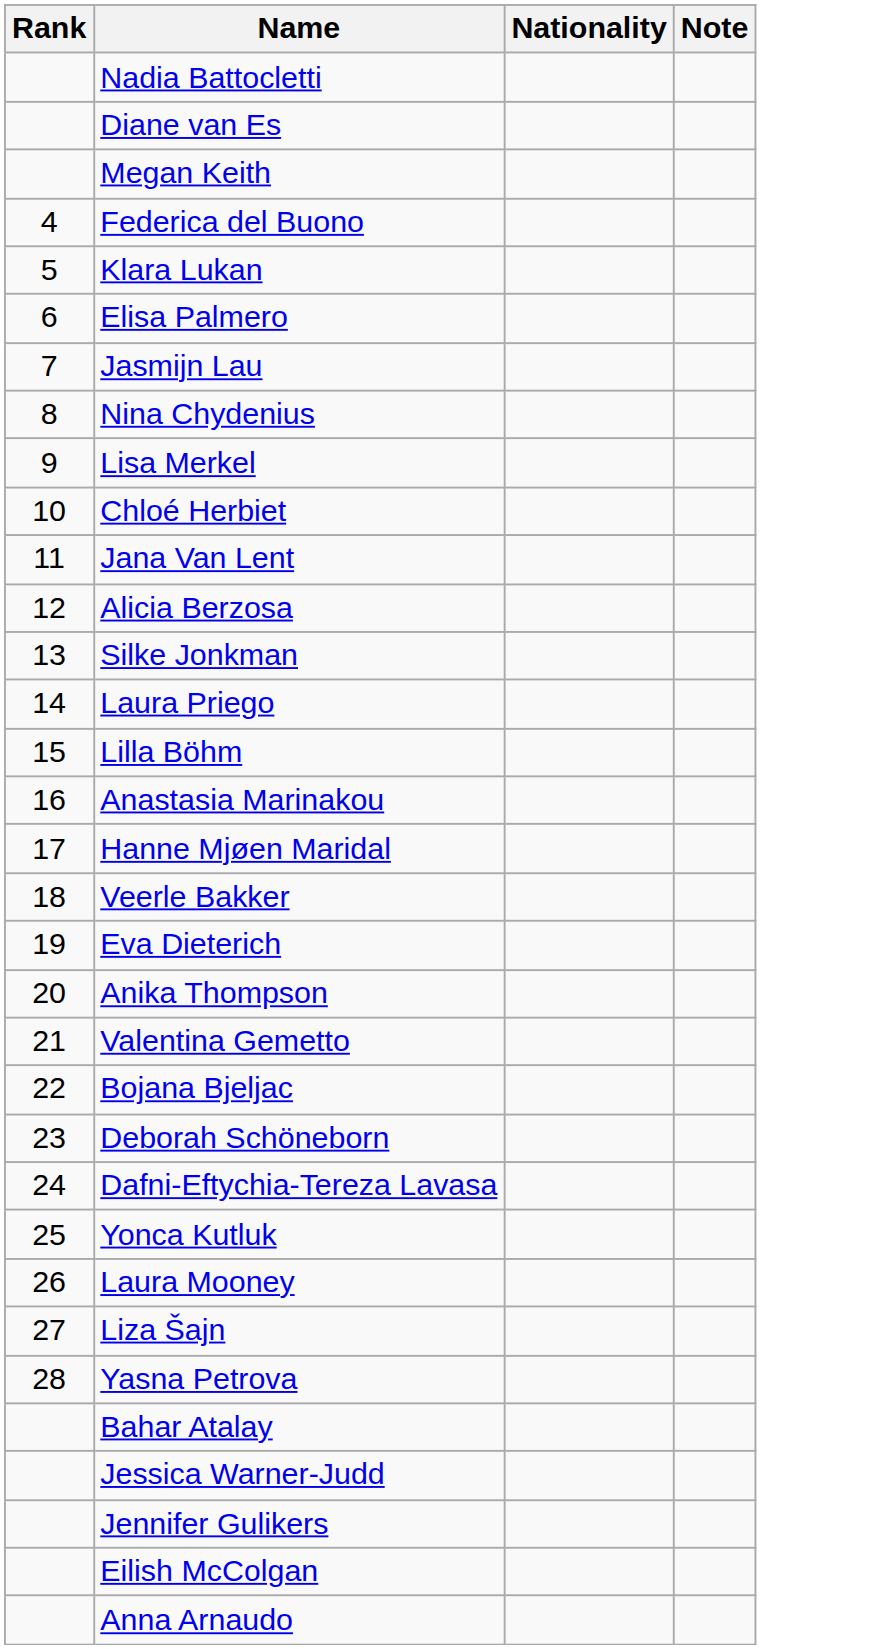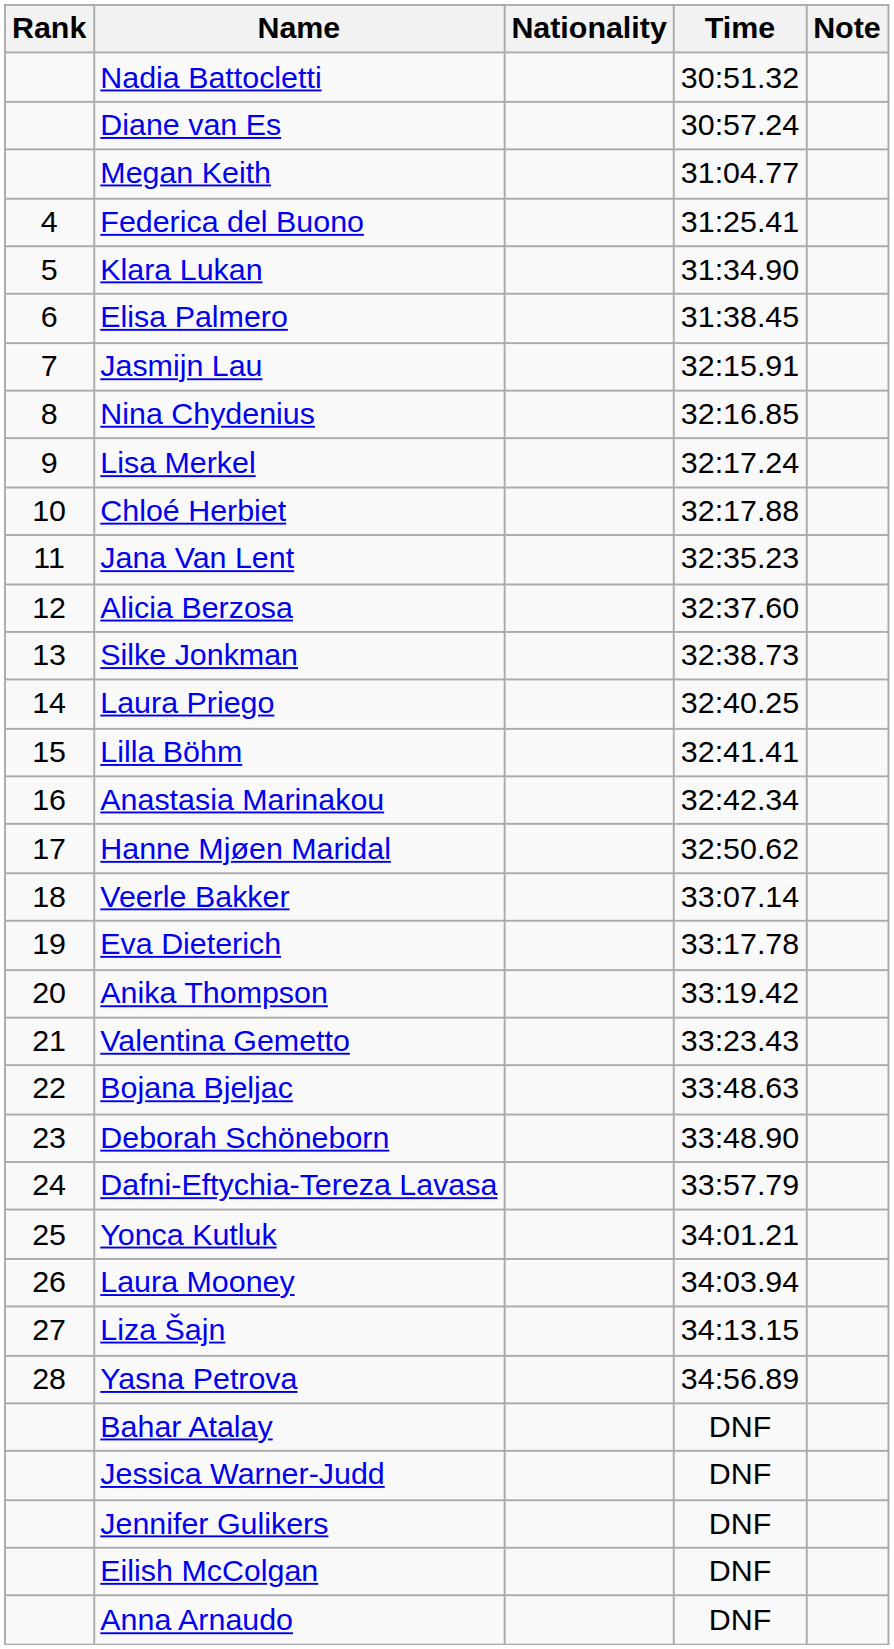+ column: (740, 28)
